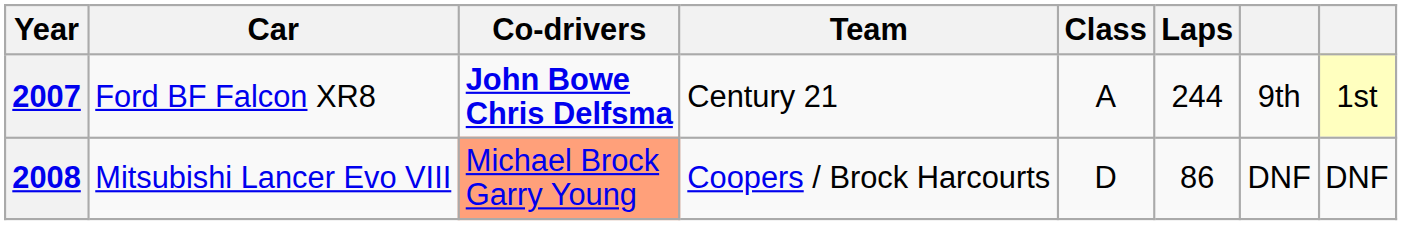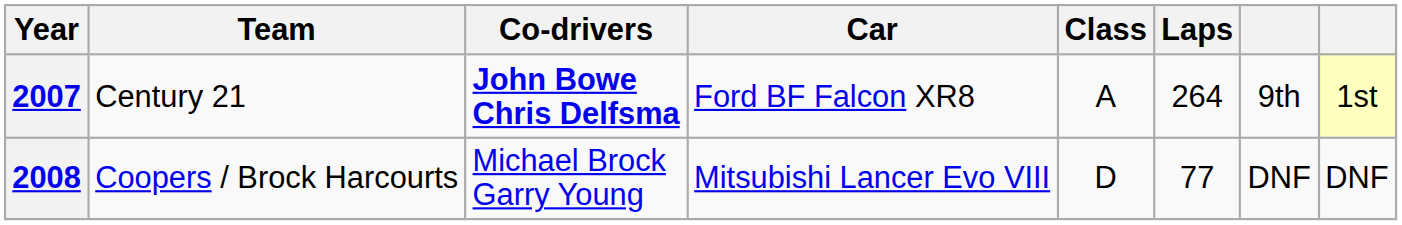columns swapped: (869, 30) <-> (273, 30)
(1197, 96) 244 -> (1197, 96) 264
(562, 179) lightsalmon background -> (569, 179) no background
(1197, 179) 86 -> (1197, 179) 77
